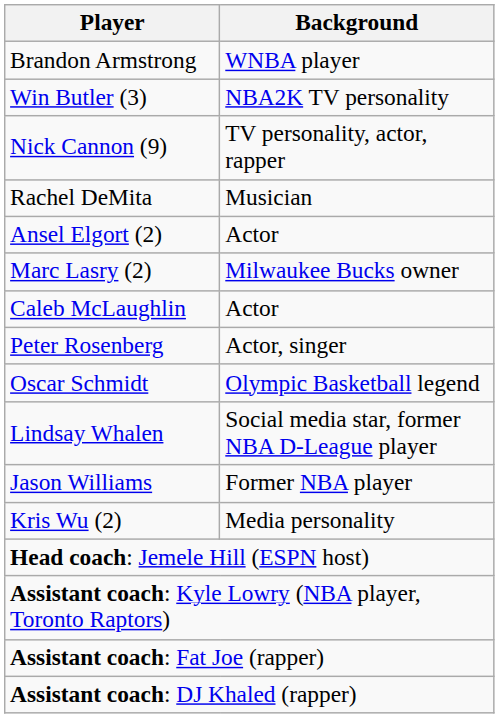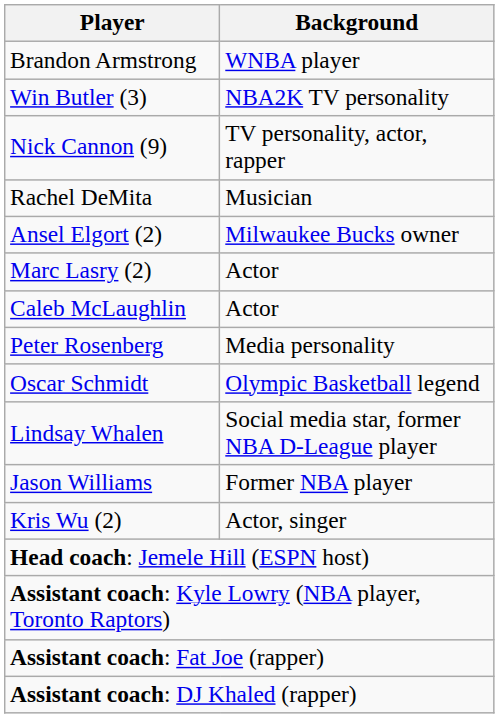(252, 234) Actor -> (342, 234) Milwaukee Bucks owner
(342, 271) Milwaukee Bucks owner -> (252, 271) Actor
(286, 345) Actor, singer -> (310, 345) Media personality
(310, 520) Media personality -> (286, 520) Actor, singer
